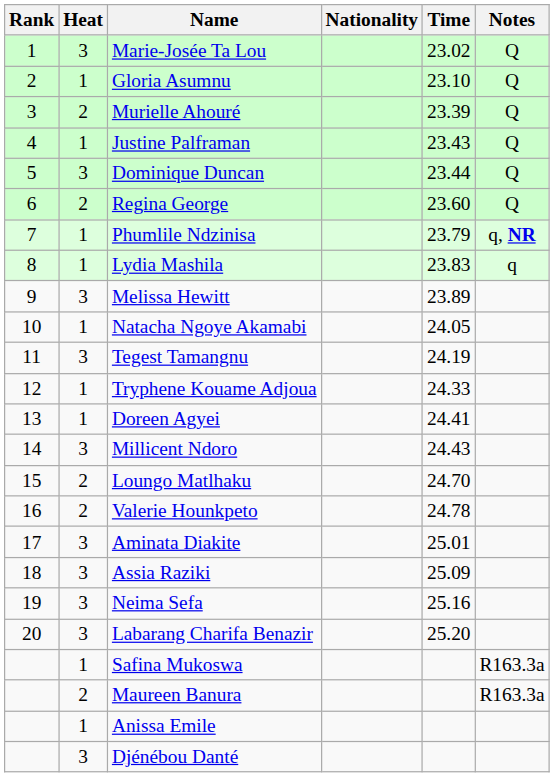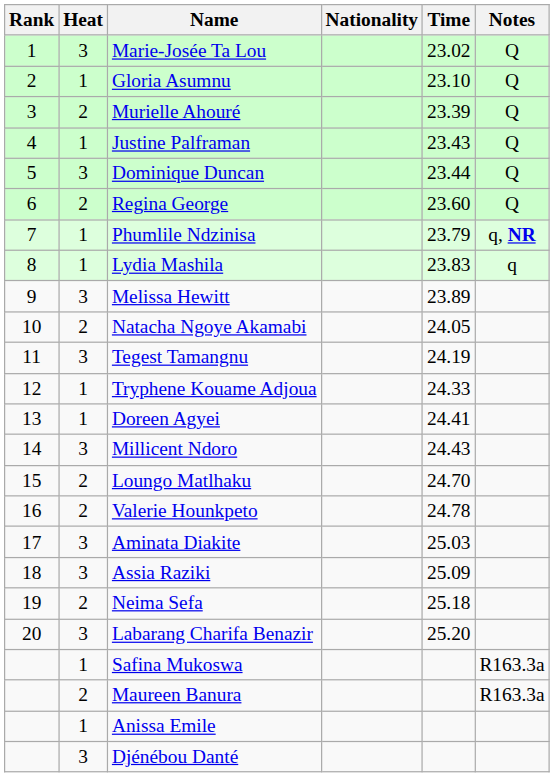(83, 326) 1 -> (83, 326) 2
(449, 541) 25.01 -> (449, 541) 25.03
(83, 603) 3 -> (83, 603) 2
(449, 603) 25.16 -> (449, 603) 25.18
